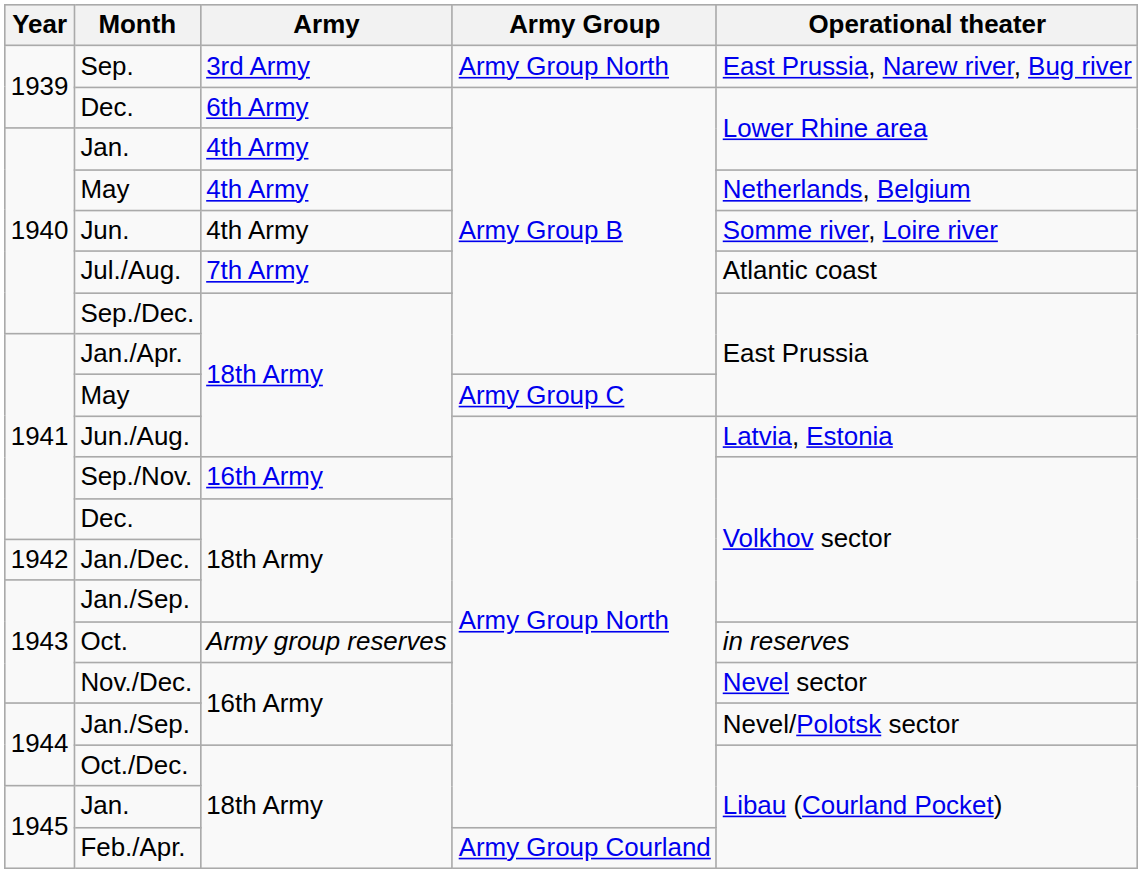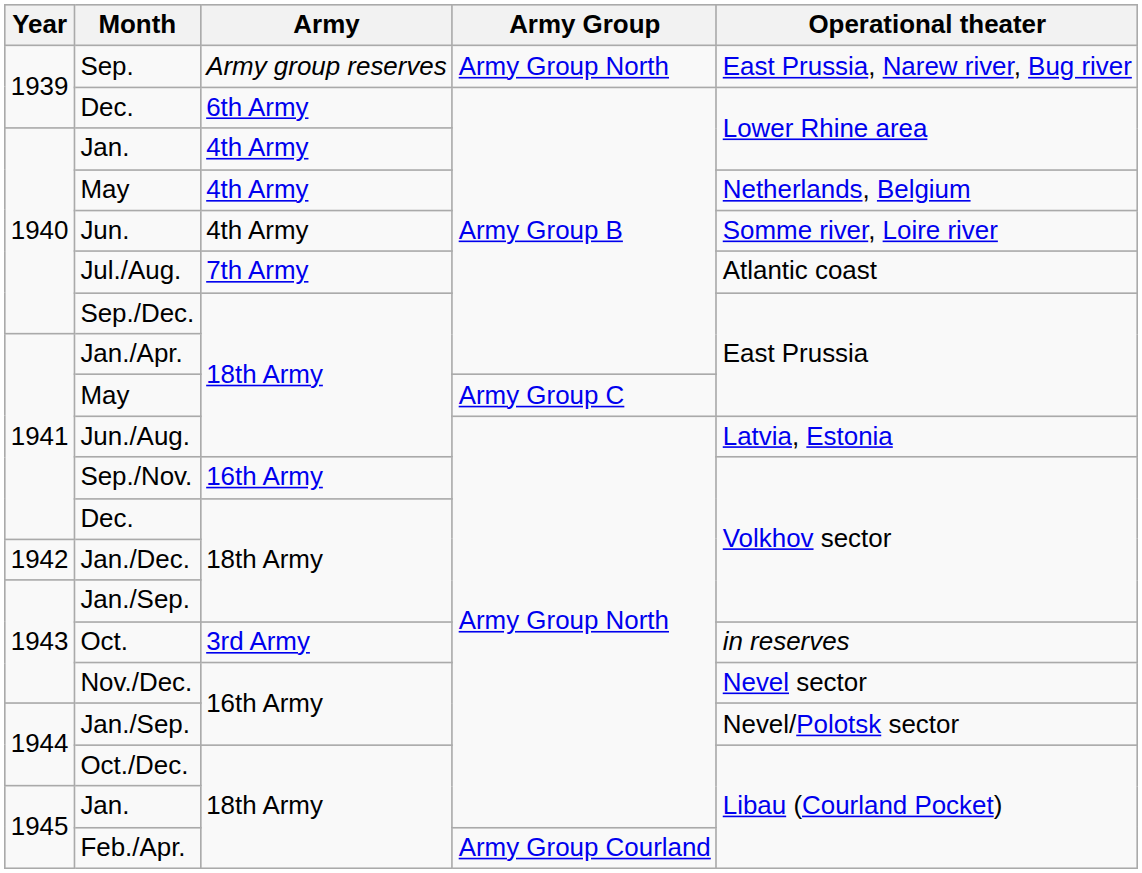(258, 66) 3rd Army -> (326, 66) Army group reserves
(326, 641) Army group reserves -> (258, 641) 3rd Army
